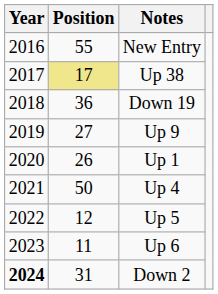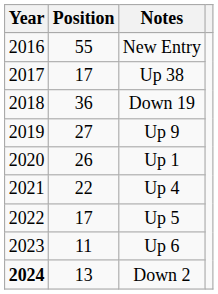(84, 75) khaki background -> (84, 75) no background
(84, 189) 50 -> (84, 189) 22
(84, 217) 12 -> (84, 217) 17
(84, 274) 31 -> (84, 274) 13
